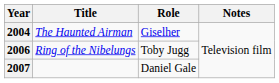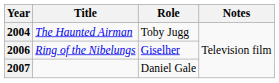(160, 31) Giselher -> (165, 31) Toby Jugg
(165, 50) Toby Jugg -> (160, 50) Giselher
